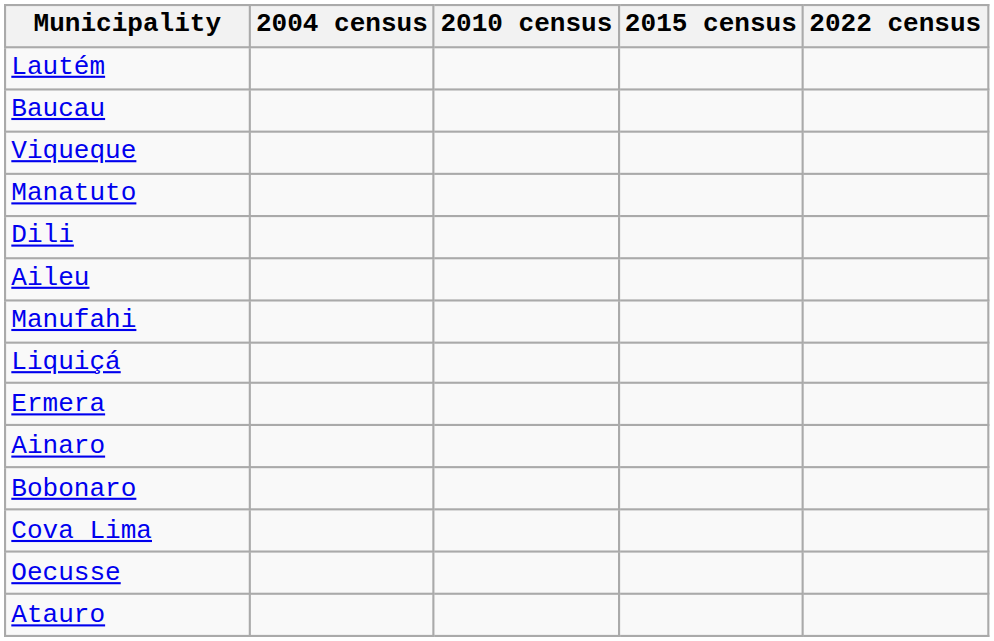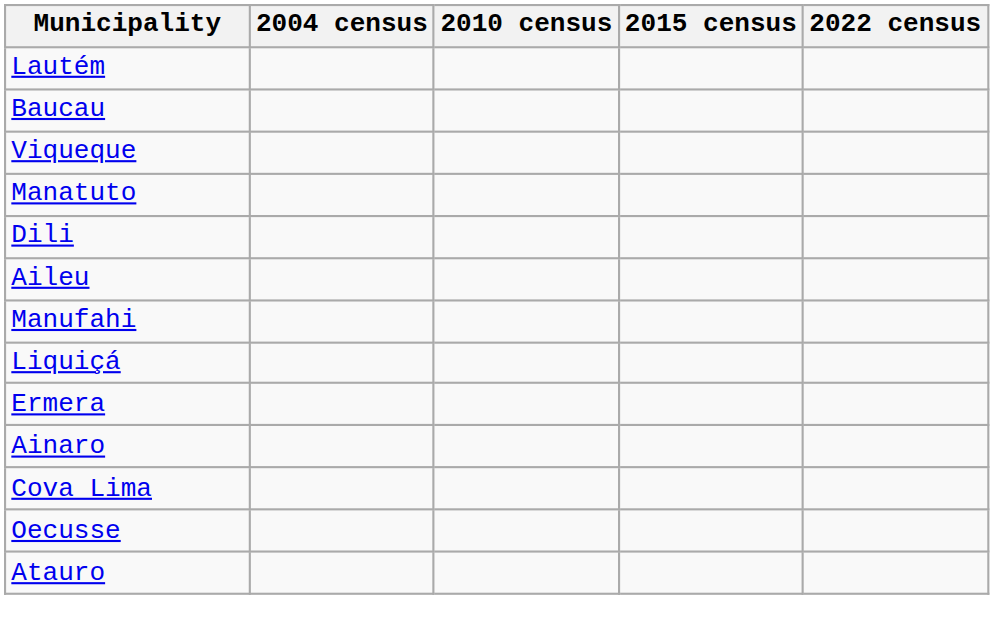- row: (74, 489)
